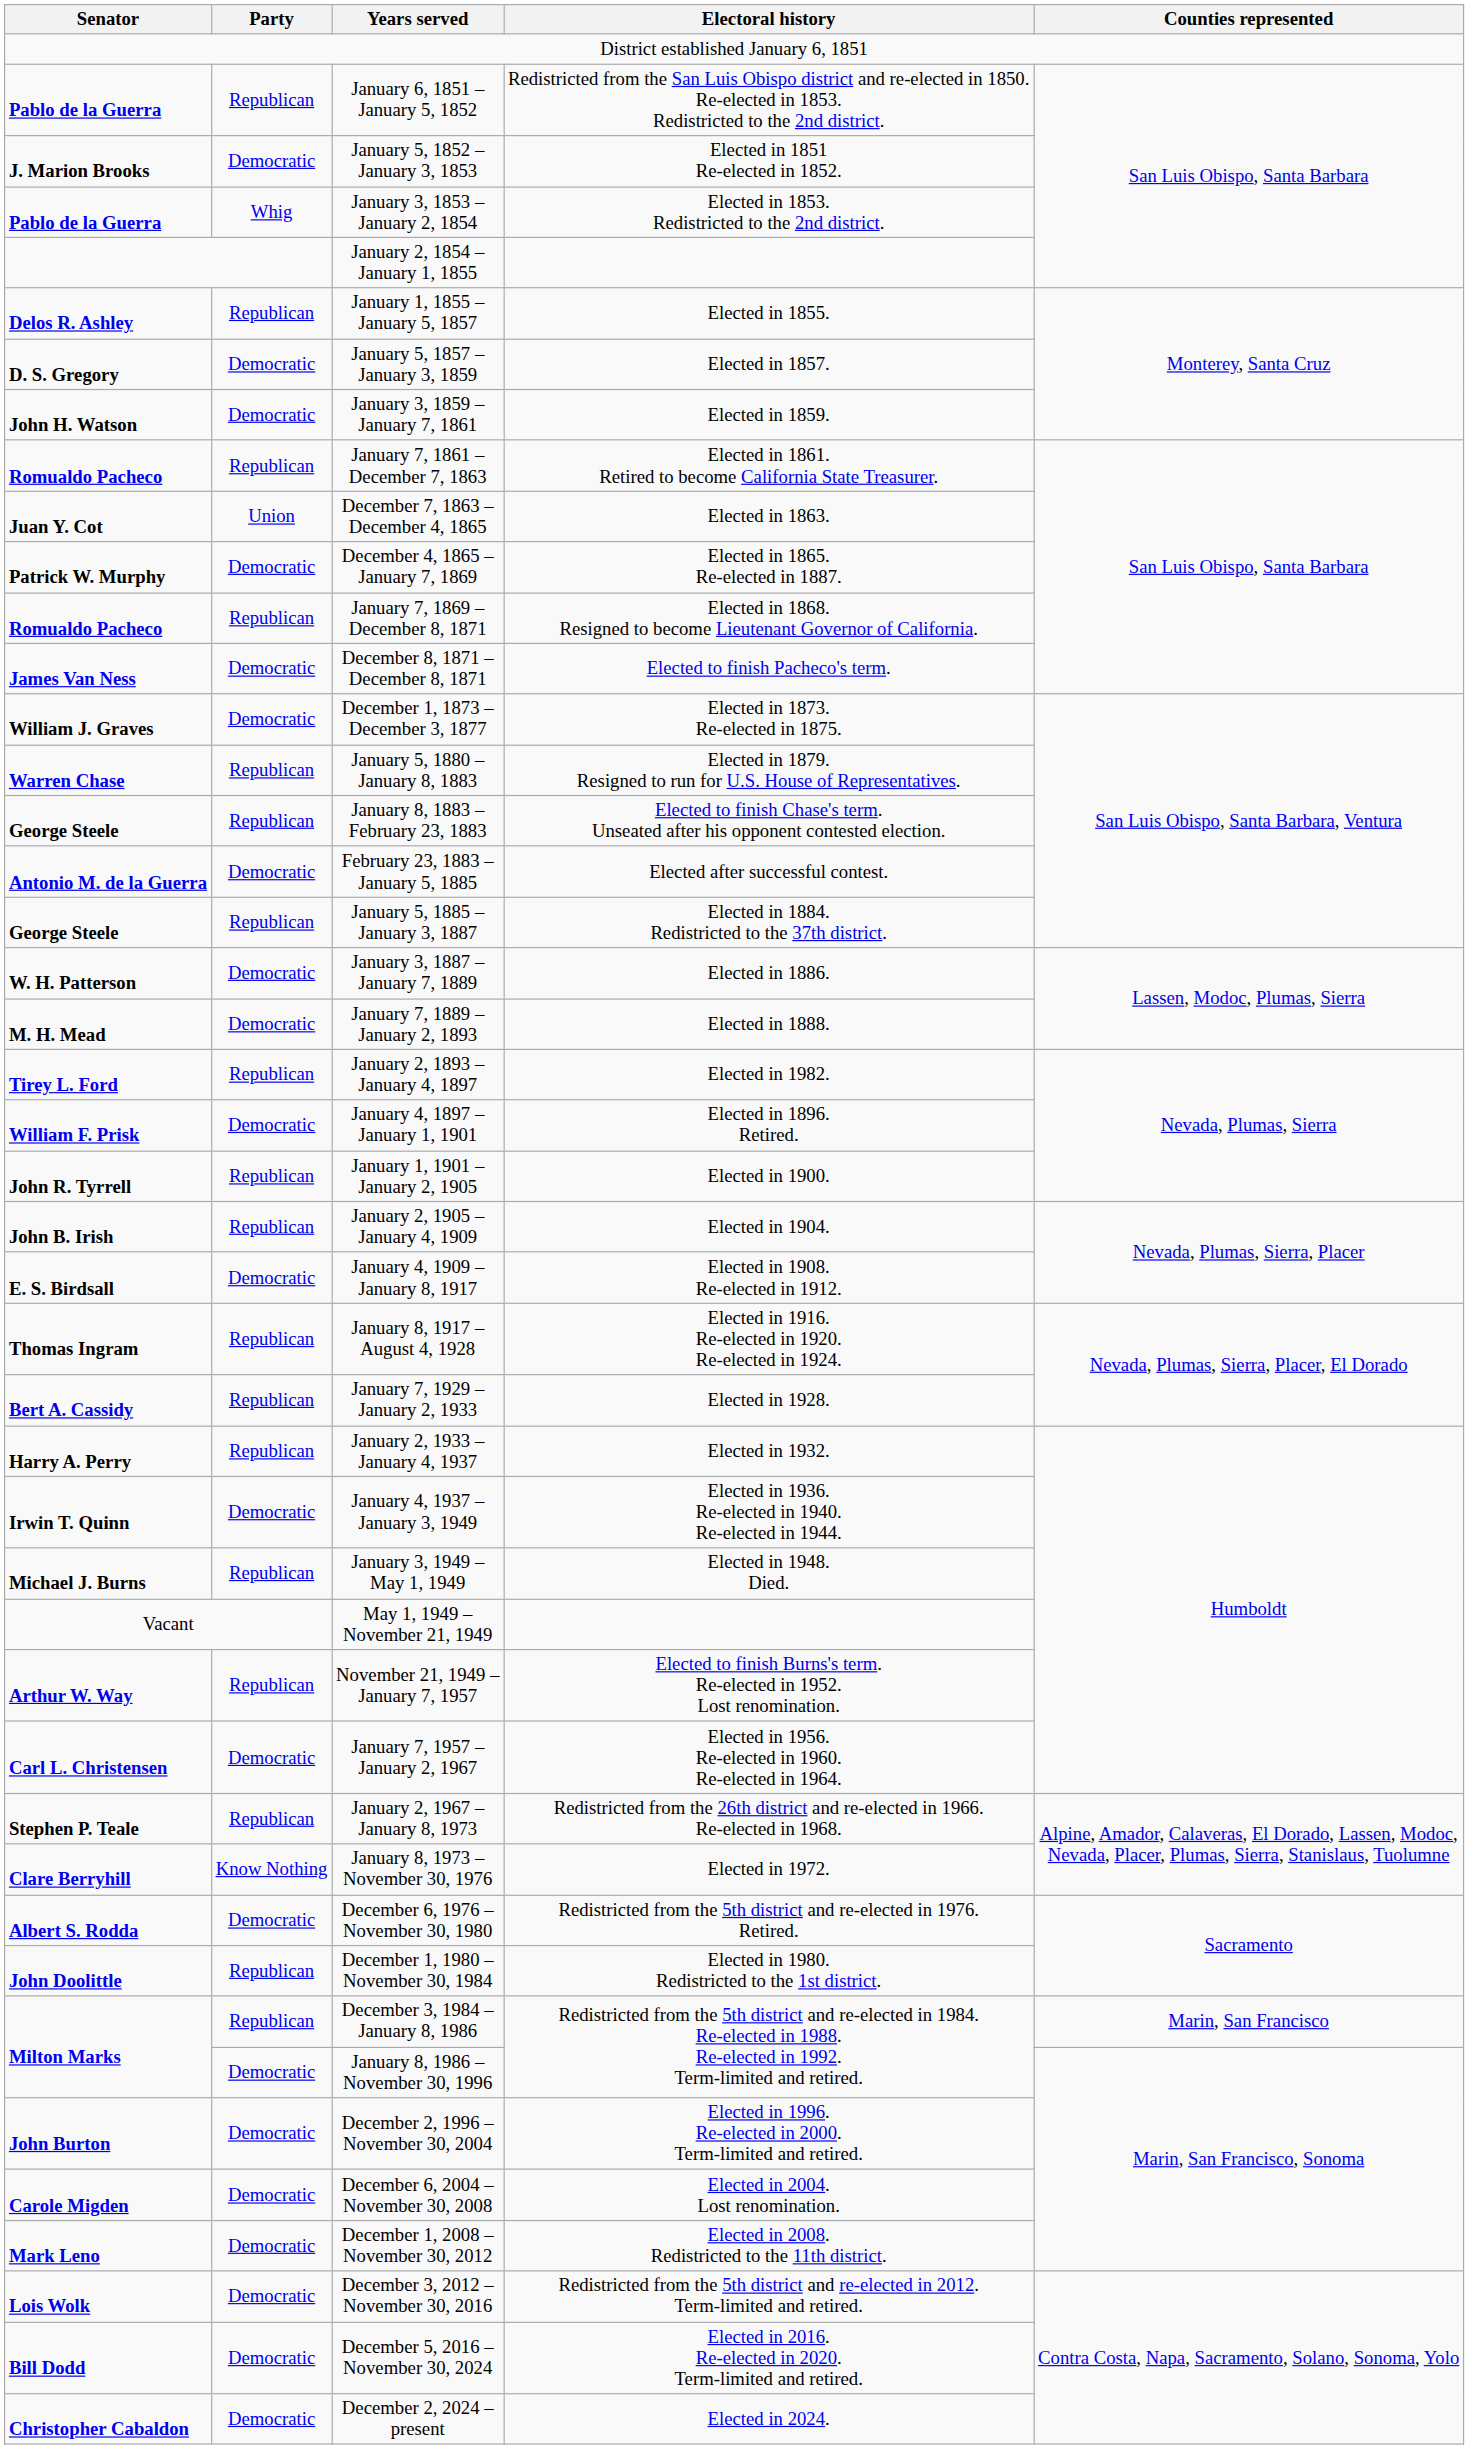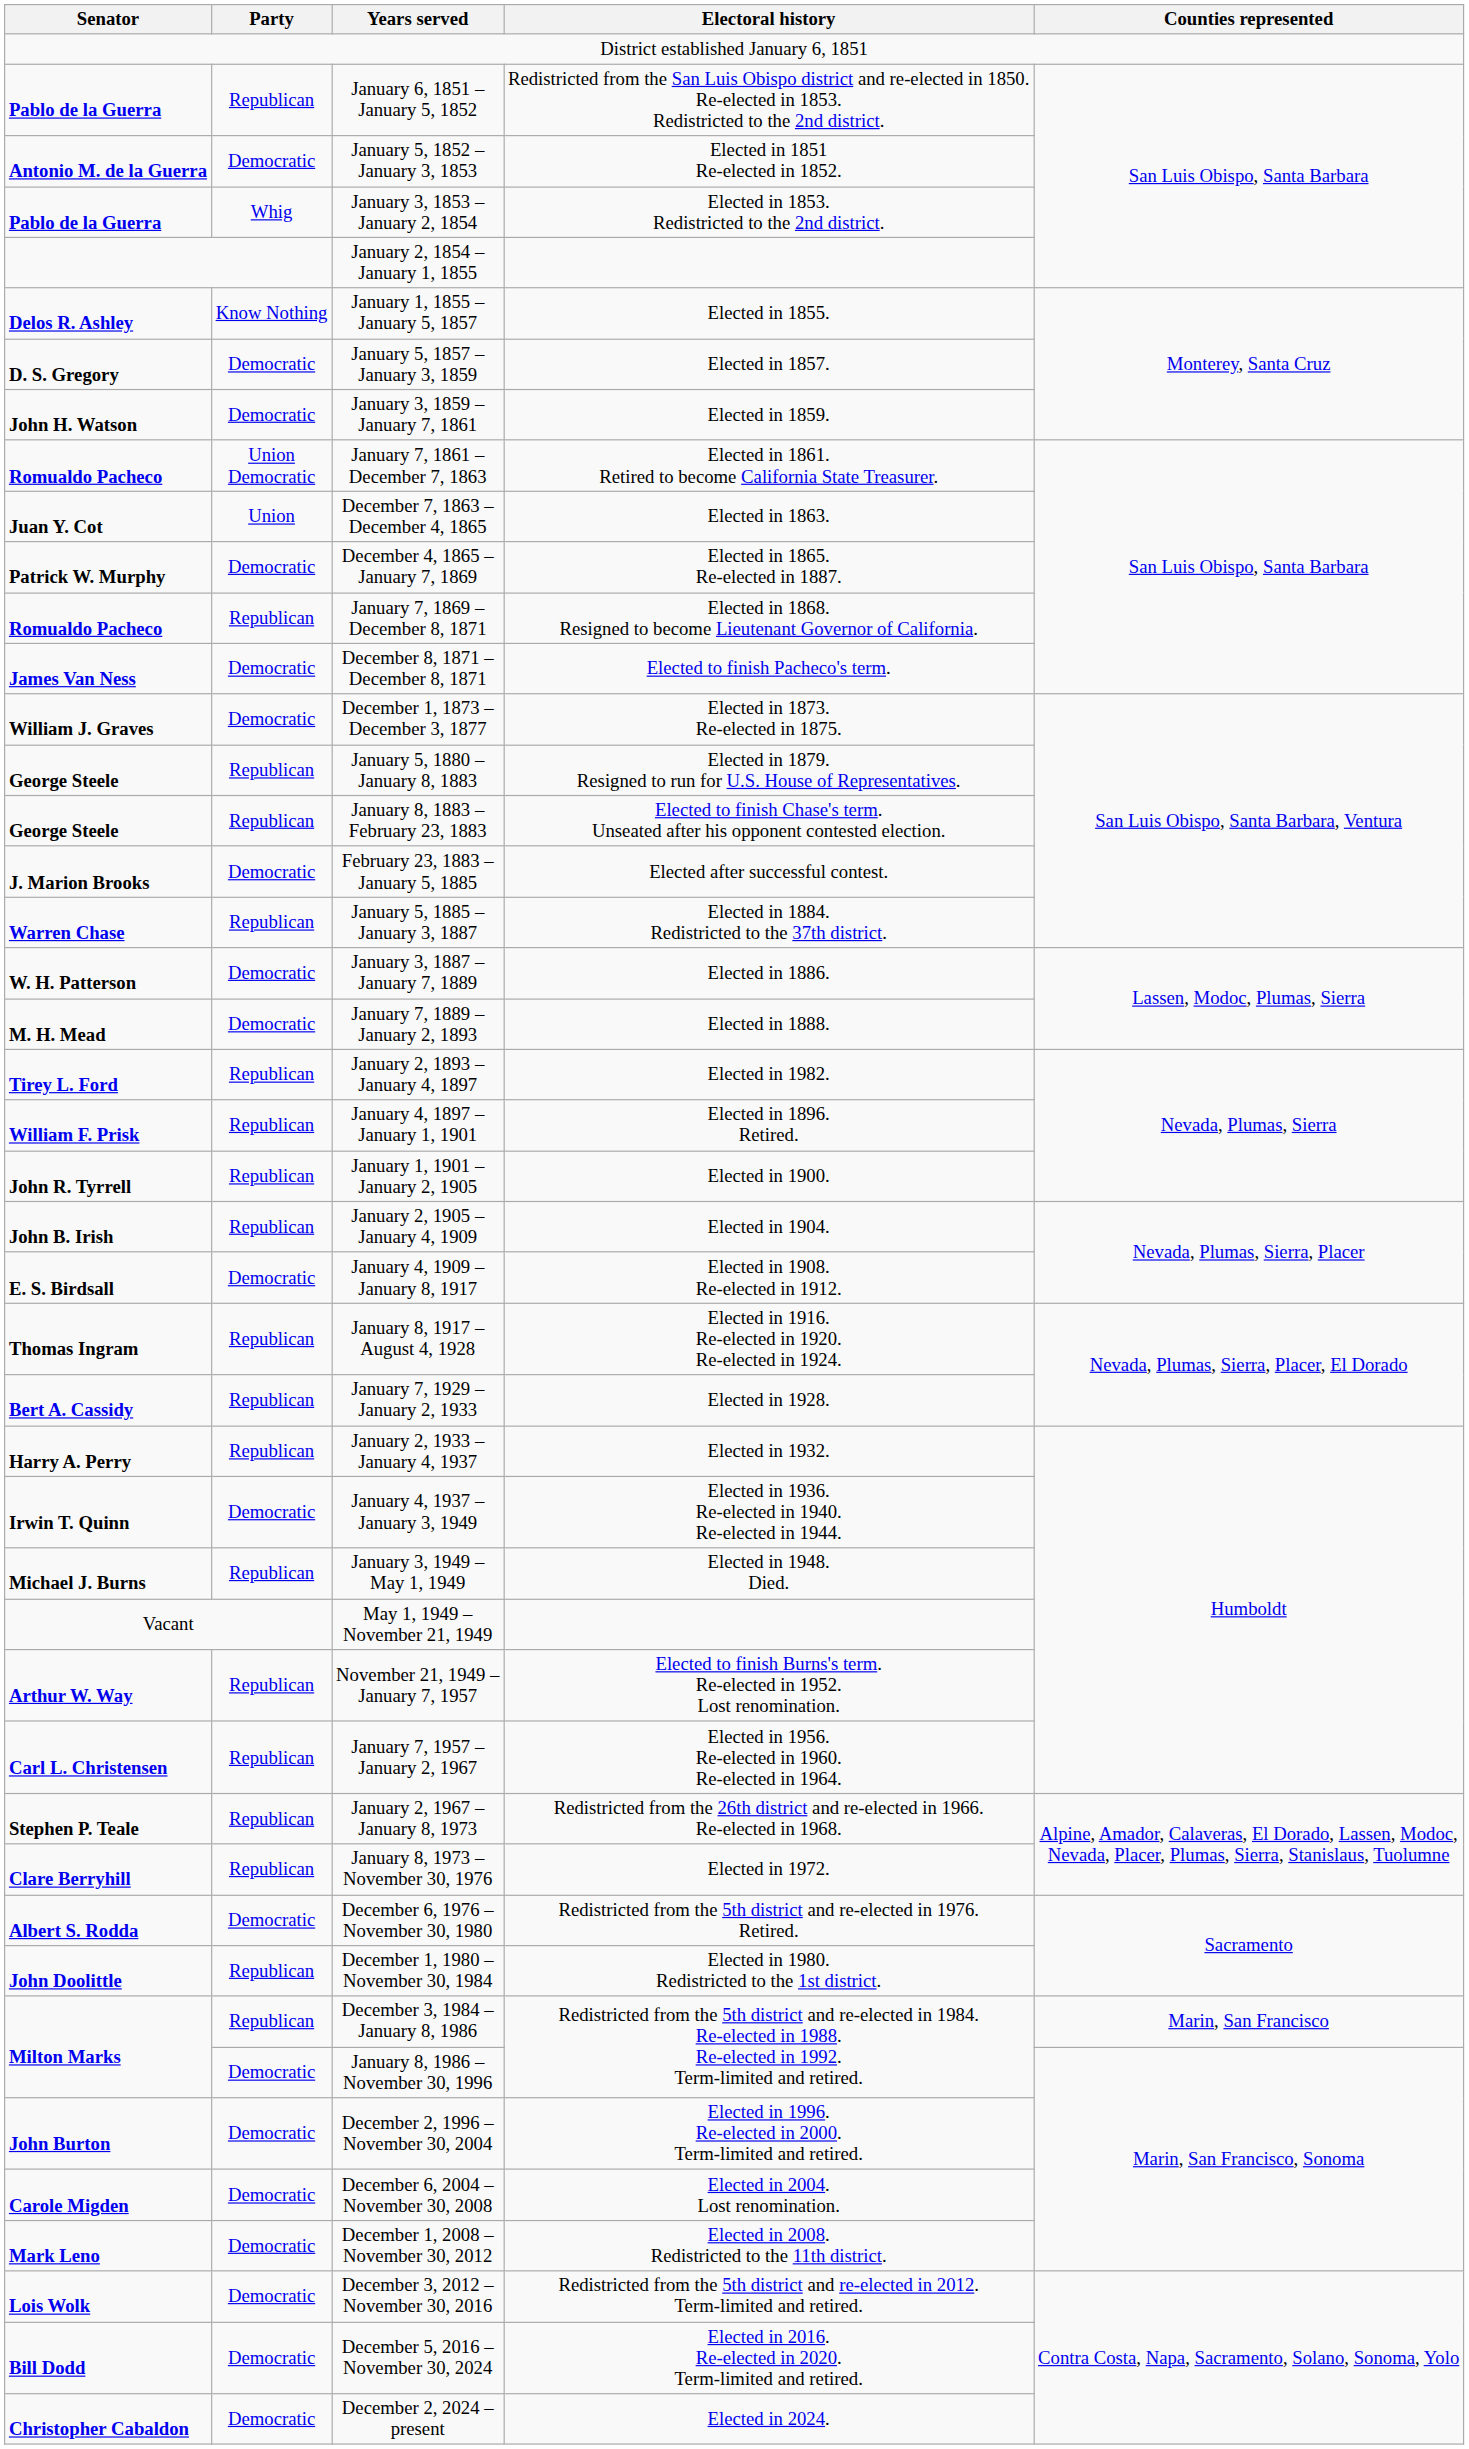(79, 171) J. Marion Brooks -> (108, 171) Antonio M. de la Guerra
(272, 313) Republican -> (272, 313) Know Nothing
(272, 465) Republican -> (272, 465) Union Democratic
(67, 780) Warren Chase -> (64, 780) George Steele
(108, 882) Antonio M. de la Guerra -> (79, 882) J. Marion Brooks
(64, 932) George Steele -> (67, 932) Warren Chase
(272, 1125) Democratic -> (272, 1125) Republican
(272, 1757) Democratic -> (272, 1757) Republican
(272, 1869) Know Nothing -> (272, 1869) Republican
